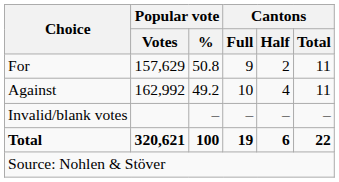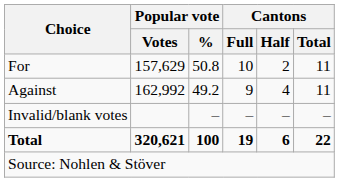(249, 66) 9 -> (245, 66) 10
(245, 90) 10 -> (249, 90) 9
